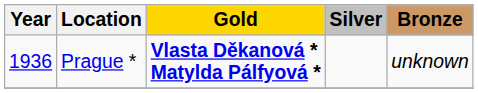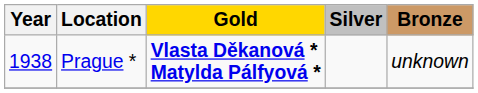(31, 61) 1936 -> (31, 61) 1938
